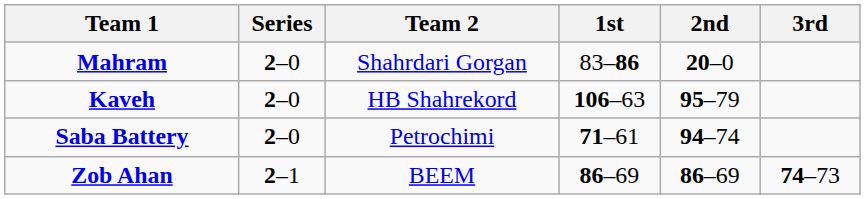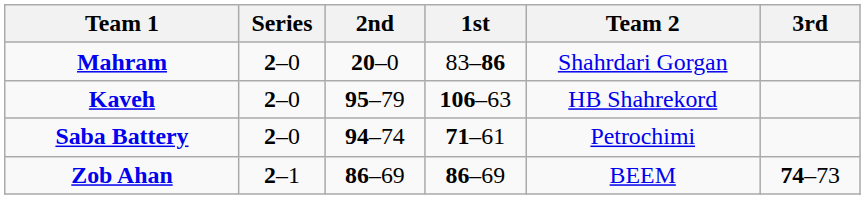columns swapped: (442, 23) <-> (710, 23)
